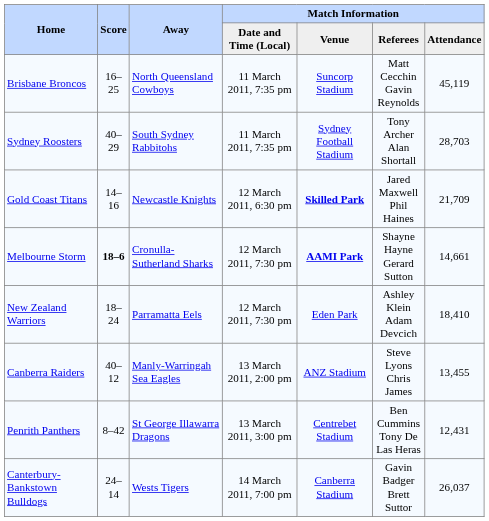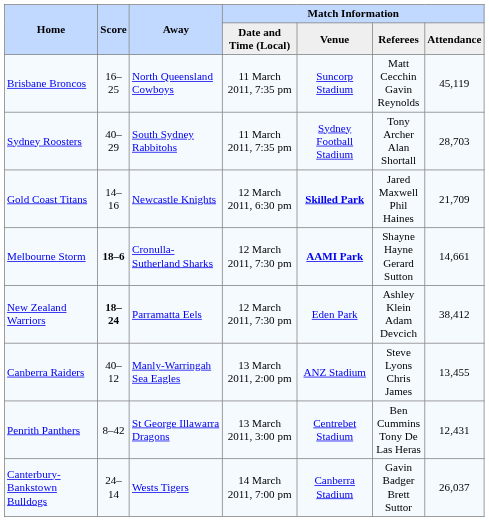(113, 314) normal -> (113, 314) bold
(454, 314) 18,410 -> (454, 314) 38,412
